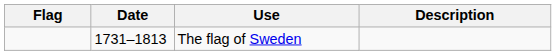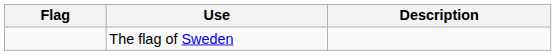- column: (133, 15)
